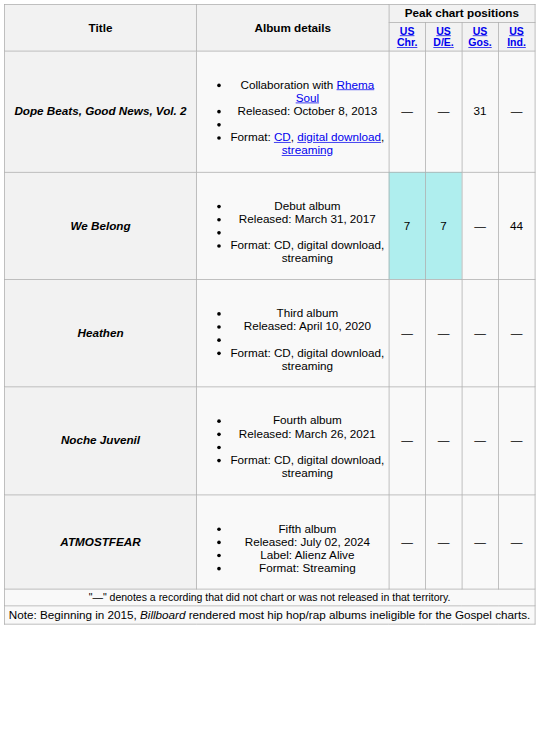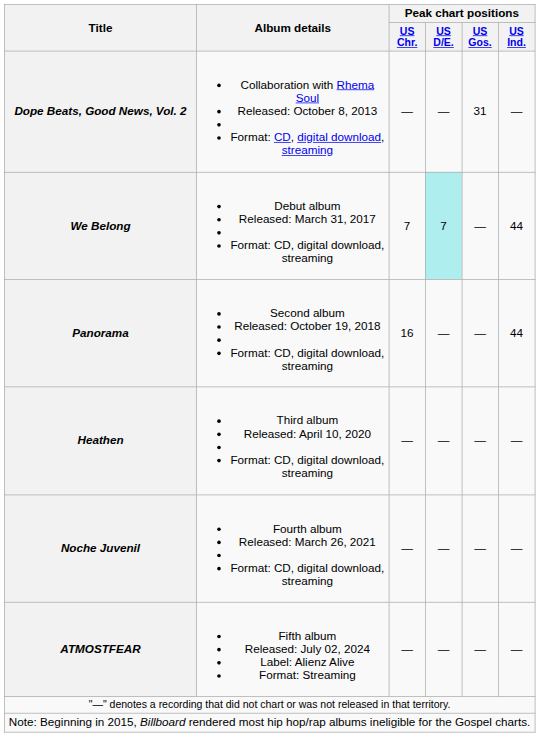(407, 225) paleturquoise background -> (407, 225) no background
+ row: (100, 333)
